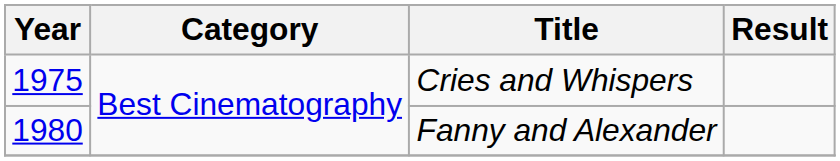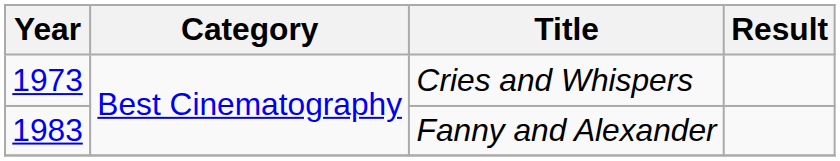(48, 79) 1975 -> (48, 79) 1973
(48, 130) 1980 -> (48, 130) 1983
